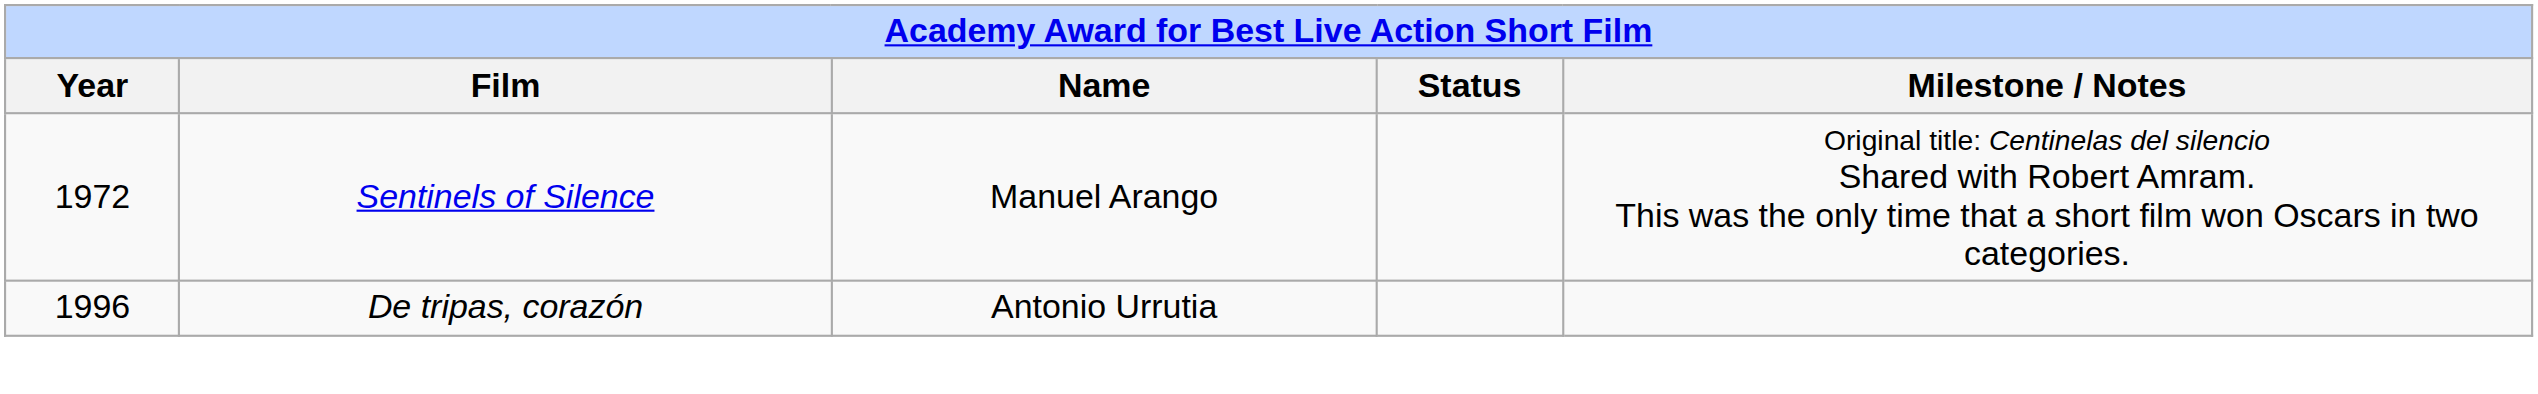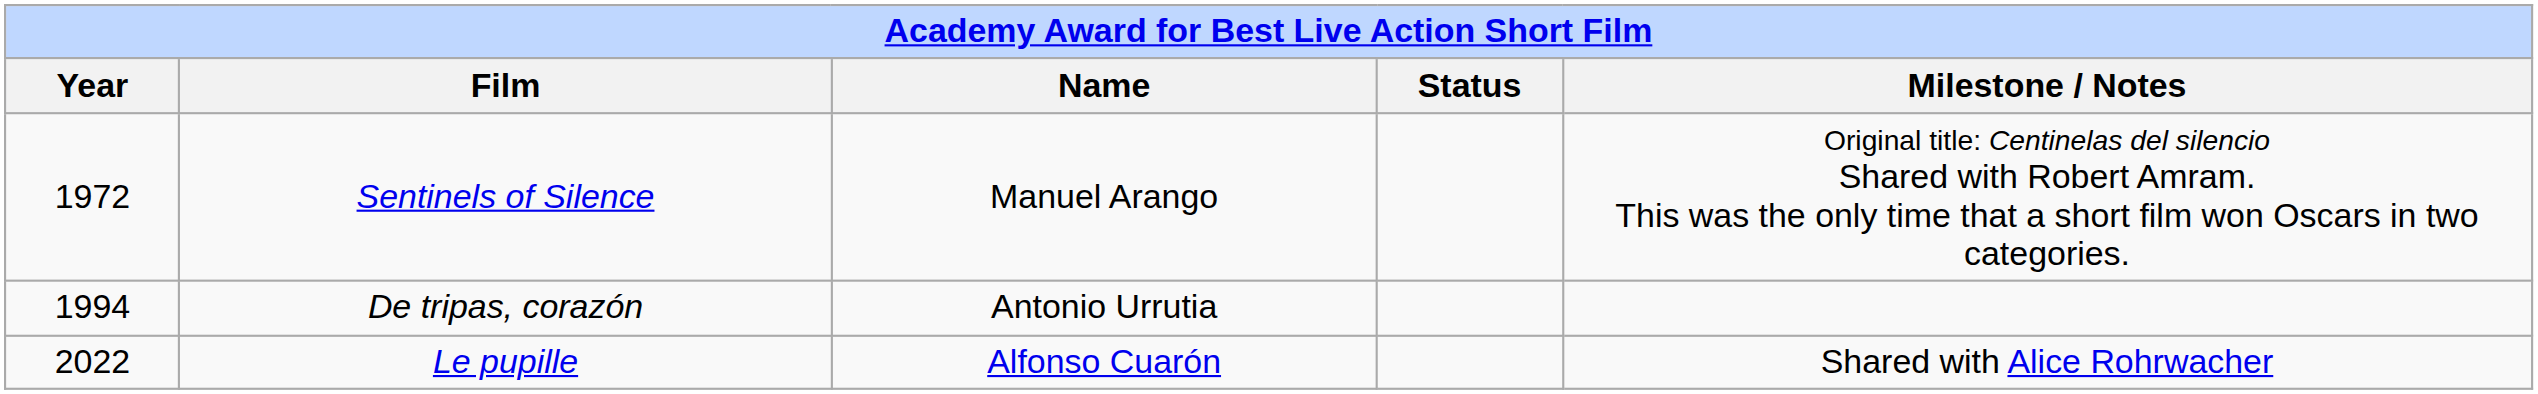(92, 307) 1996 -> (92, 307) 1994
+ row: (506, 361)
